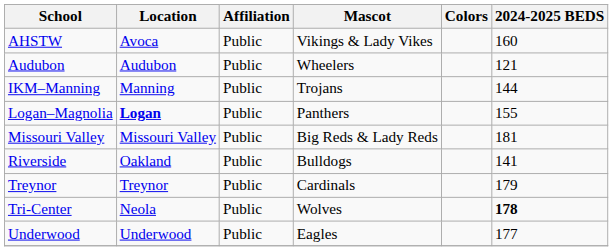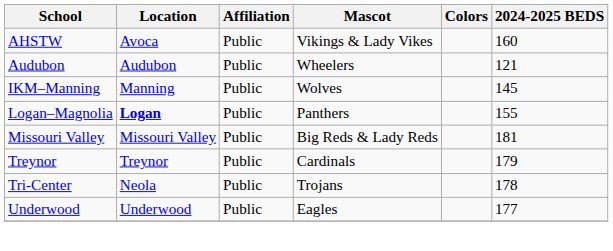(320, 88) Trojans -> (319, 88) Wolves
(506, 88) 144 -> (506, 88) 145
- row: (37, 161)
(319, 209) Wolves -> (320, 185) Trojans
(506, 209) bold -> (506, 185) normal
